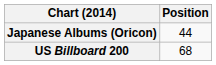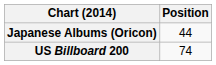(185, 51) 68 -> (185, 51) 74
